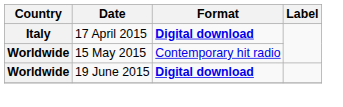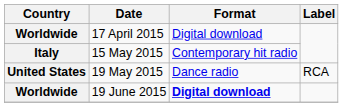(38, 33) Italy -> (47, 33) Worldwide
(205, 33) bold -> (217, 33) normal
(38, 53) Worldwide -> (47, 53) Italy
+ row: (127, 72)
